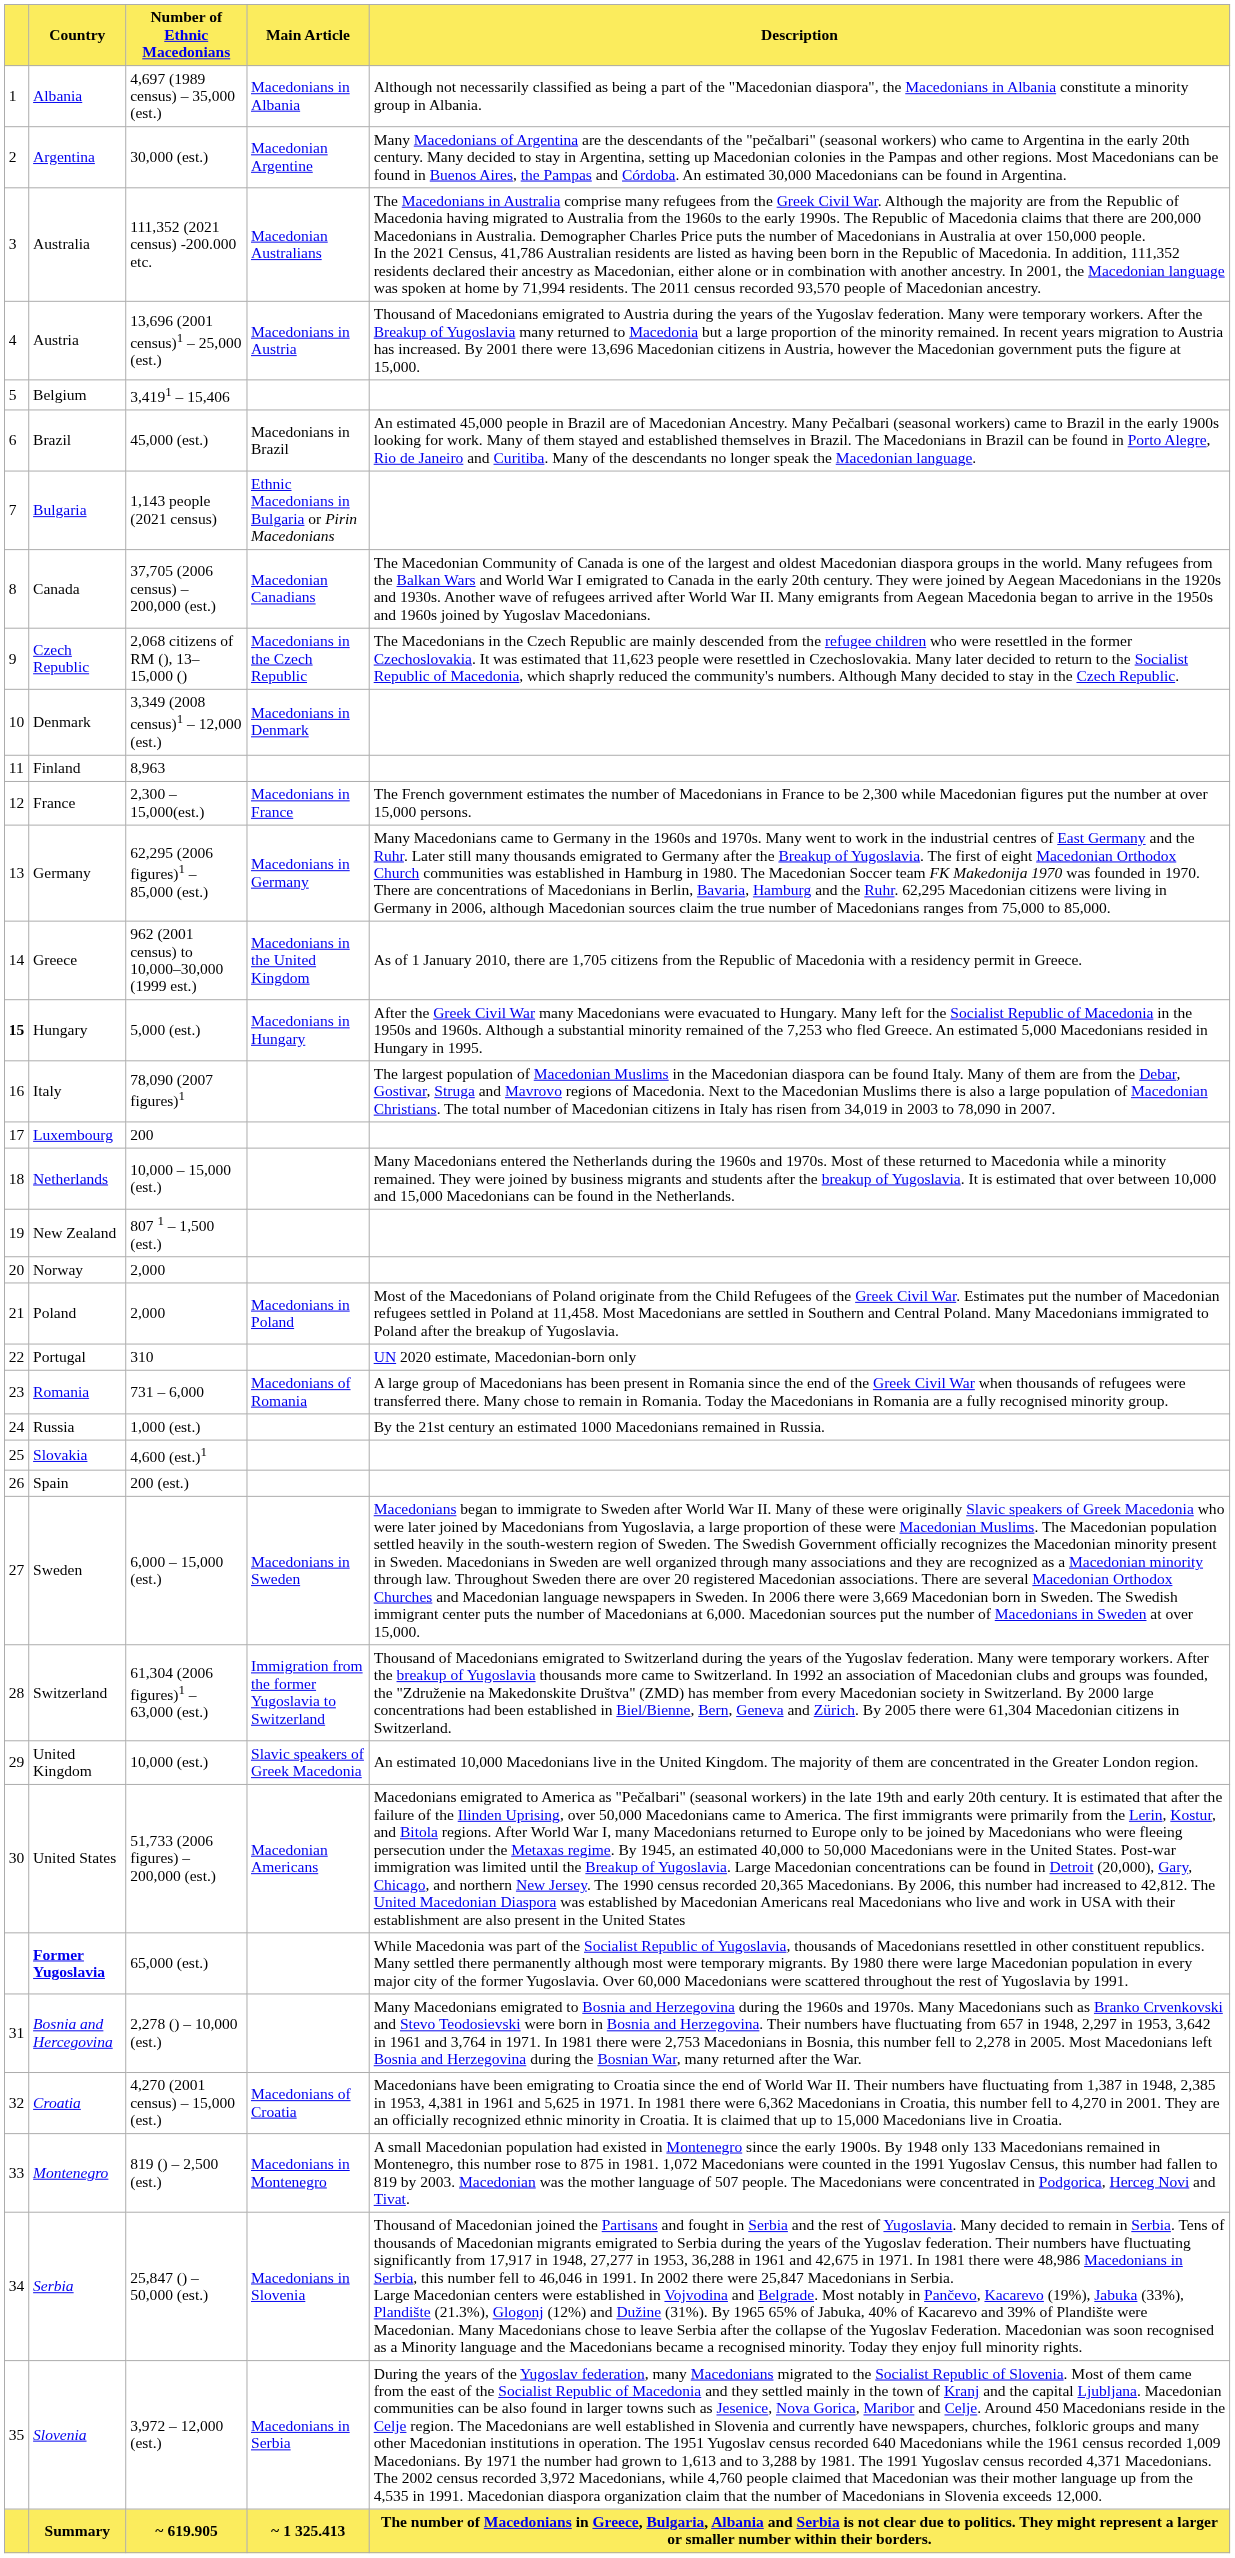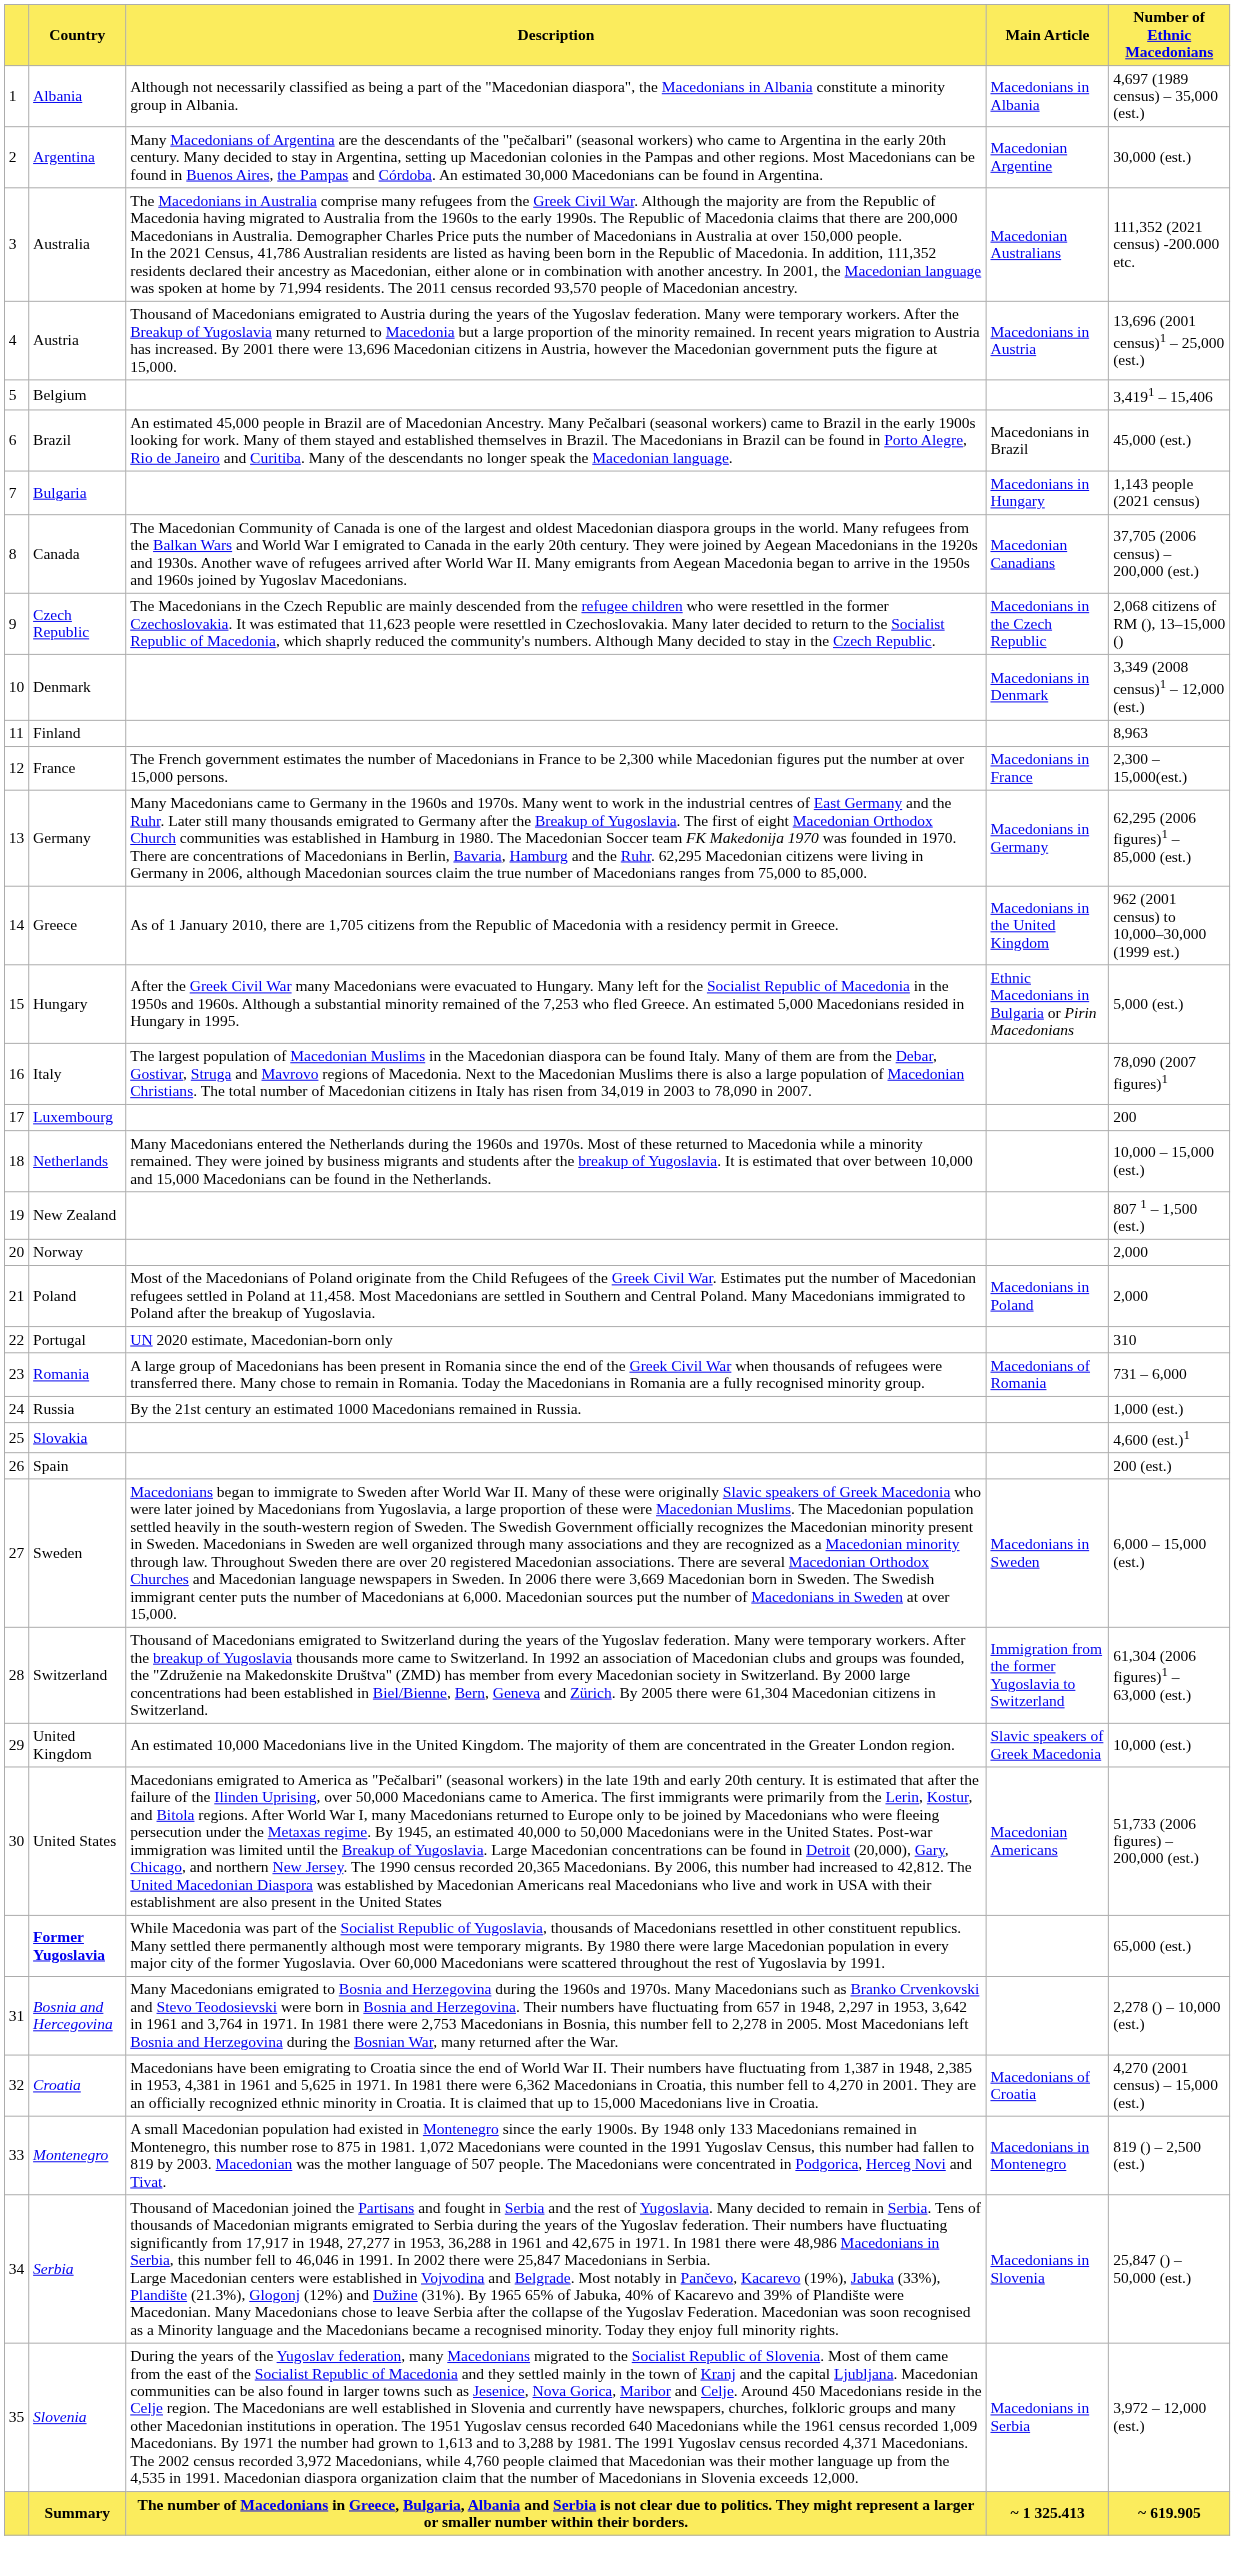columns swapped: (186, 35) <-> (799, 35)
(304, 510) Ethnic Macedonians in Bulgaria or Pirin Macedonians -> (1040, 493) Macedonians in Hungary
(17, 1029) bold -> (17, 1003) normal
(300, 1029) Macedonians in Hungary -> (1043, 1003) Ethnic Macedonians in Bulgaria or Pirin Macedonians
